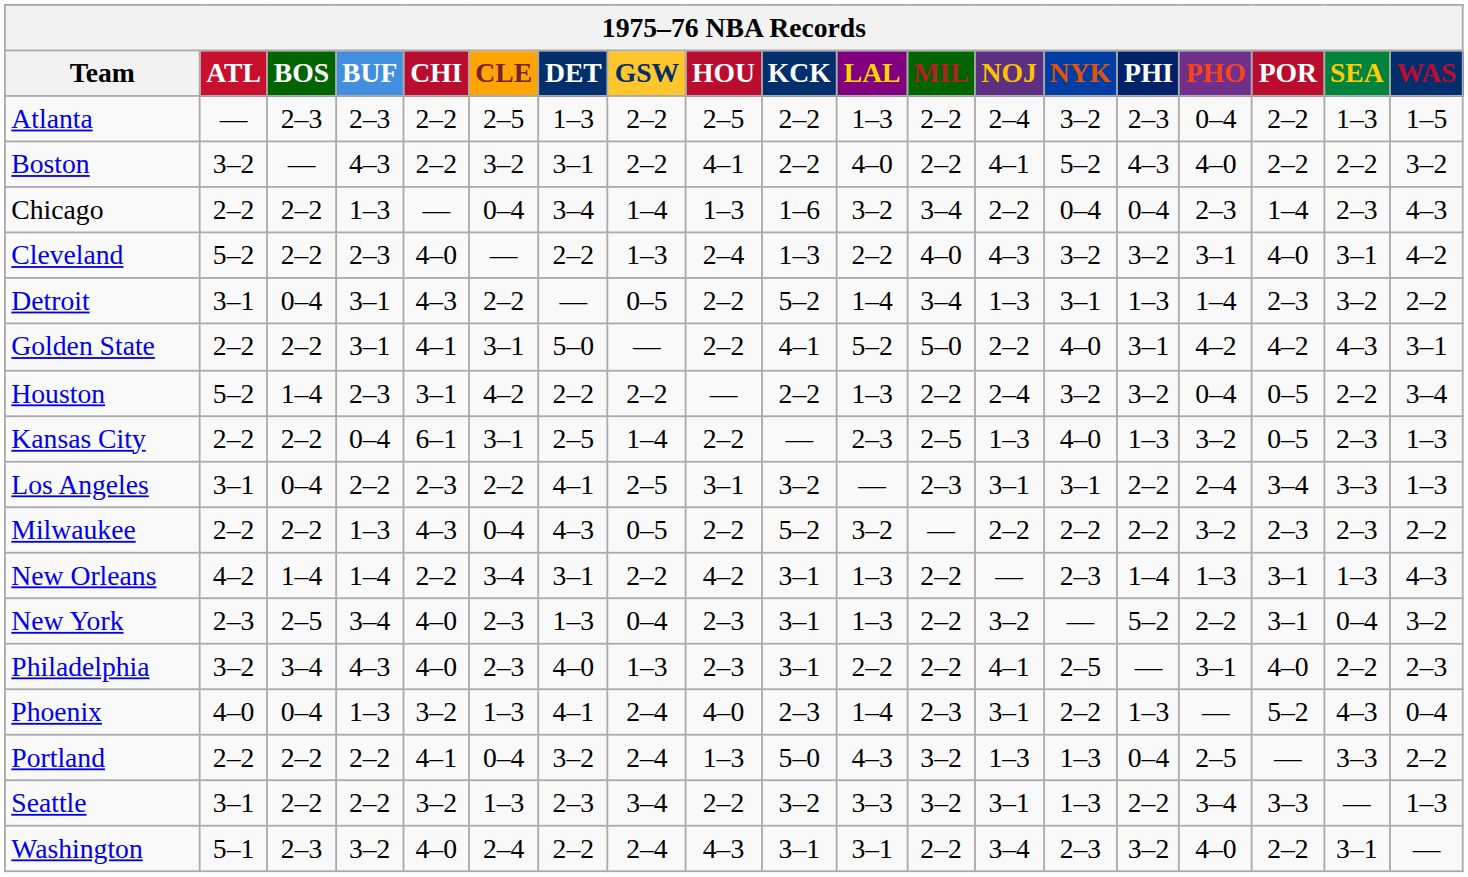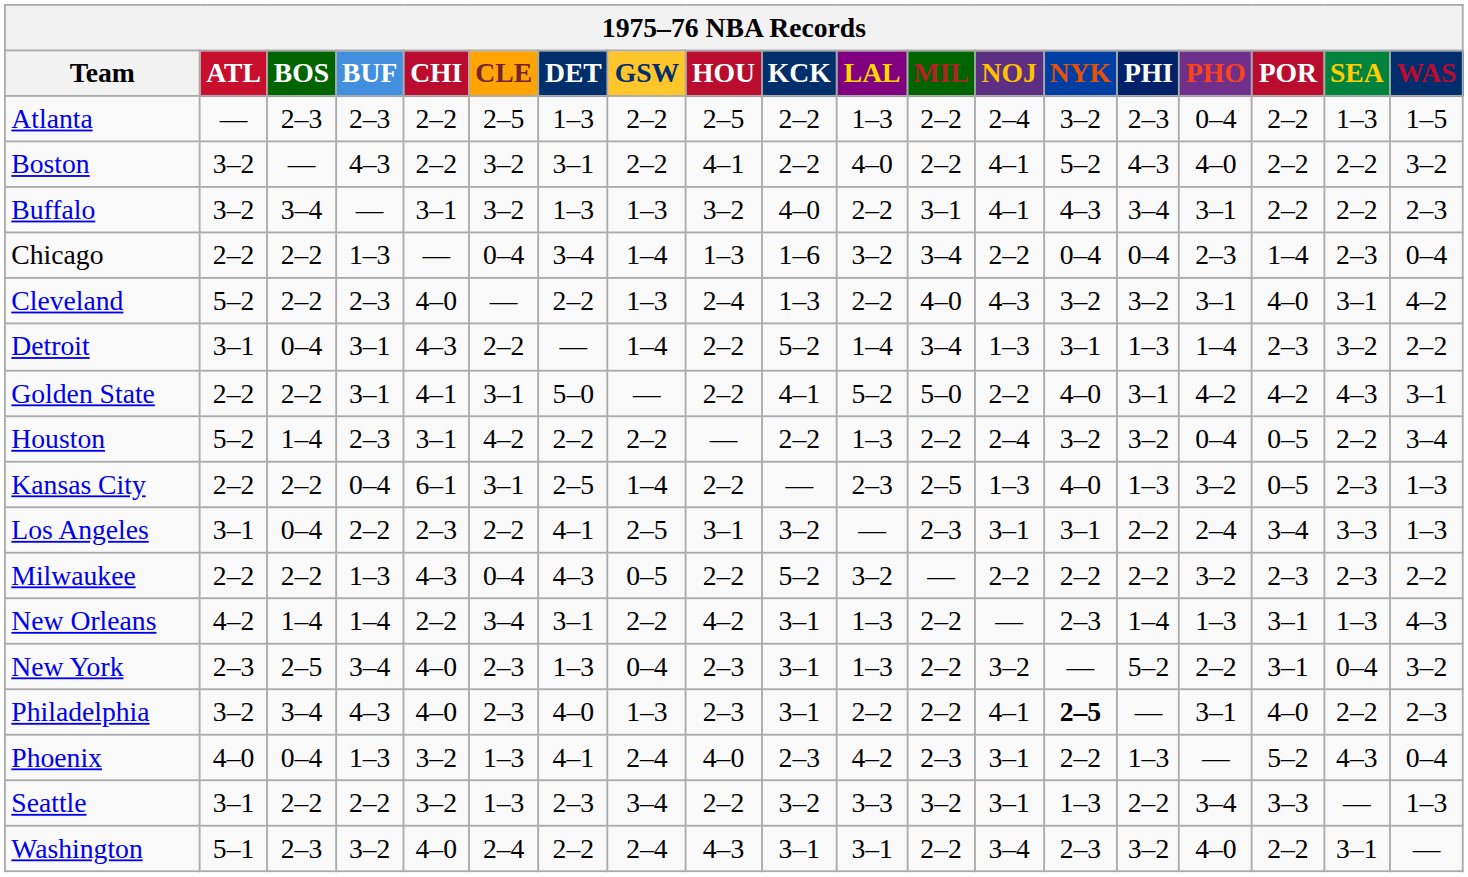+ row: (53, 209)
(1427, 209) 4–3 -> (1427, 255) 0–4
(647, 301) 0–5 -> (647, 346) 1–4
(1080, 666) normal -> (1080, 711) bold
(872, 711) 1–4 -> (872, 757) 4–2
- row: (58, 757)
